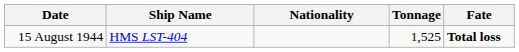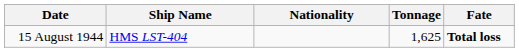(426, 36) 1,525 -> (426, 36) 1,625
